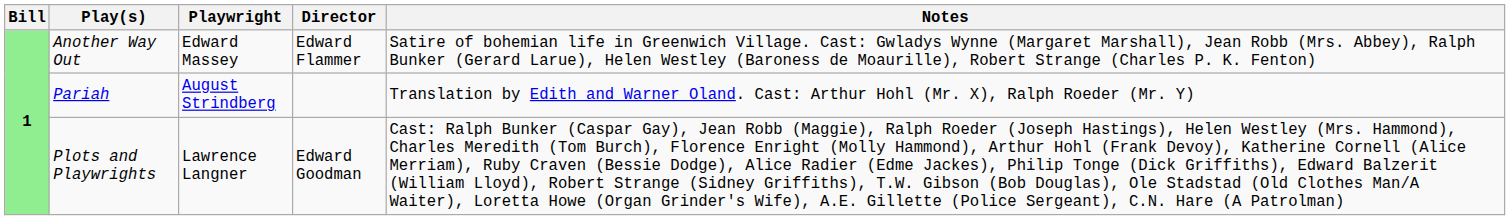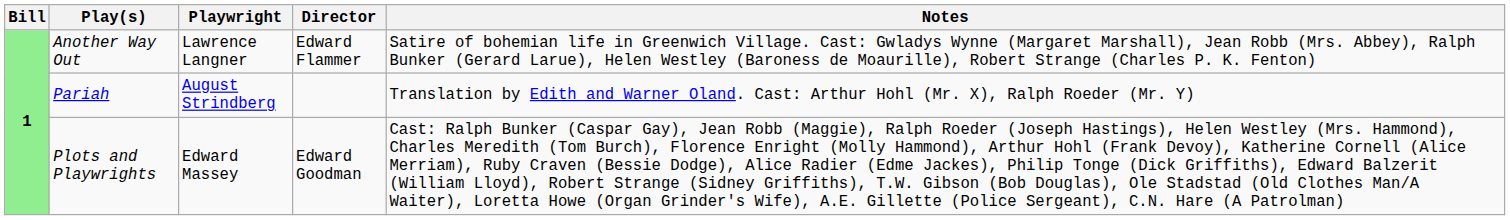(210, 52) Edward Massey -> (220, 52) Lawrence Langner
(220, 166) Lawrence Langner -> (210, 166) Edward Massey
